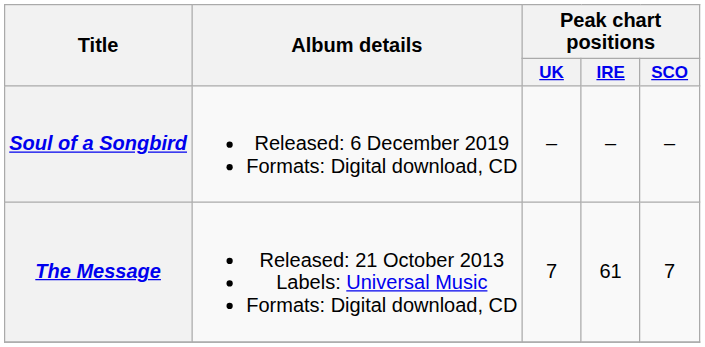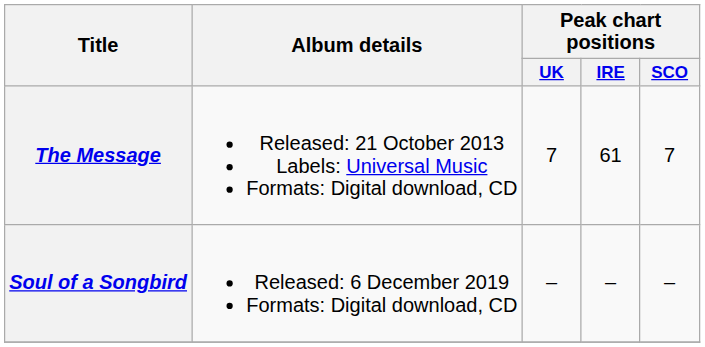rows swapped: (98, 271) <-> (98, 143)
